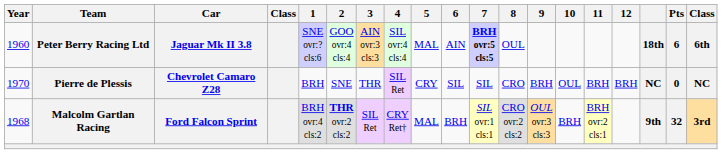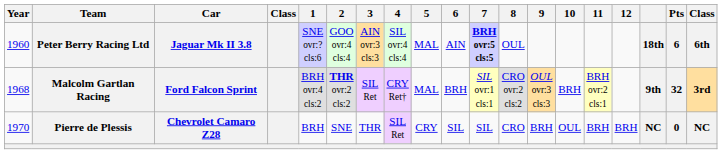rows swapped: (93, 120) <-> (93, 82)
